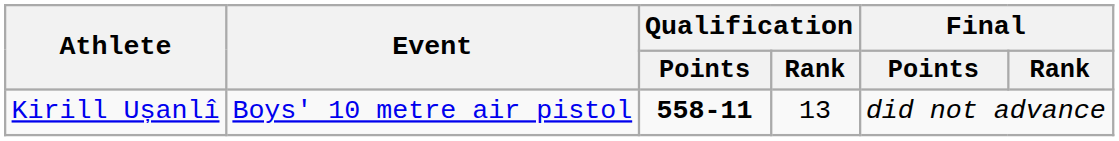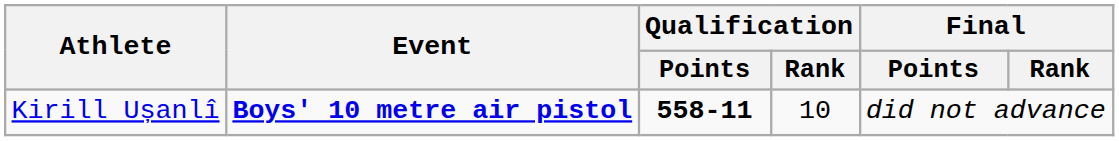(432, 112) normal -> (432, 112) bold
(815, 112) 13 -> (815, 112) 10
